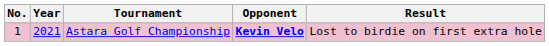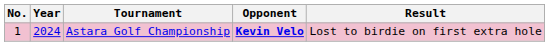(47, 32) 2021 -> (47, 32) 2024
